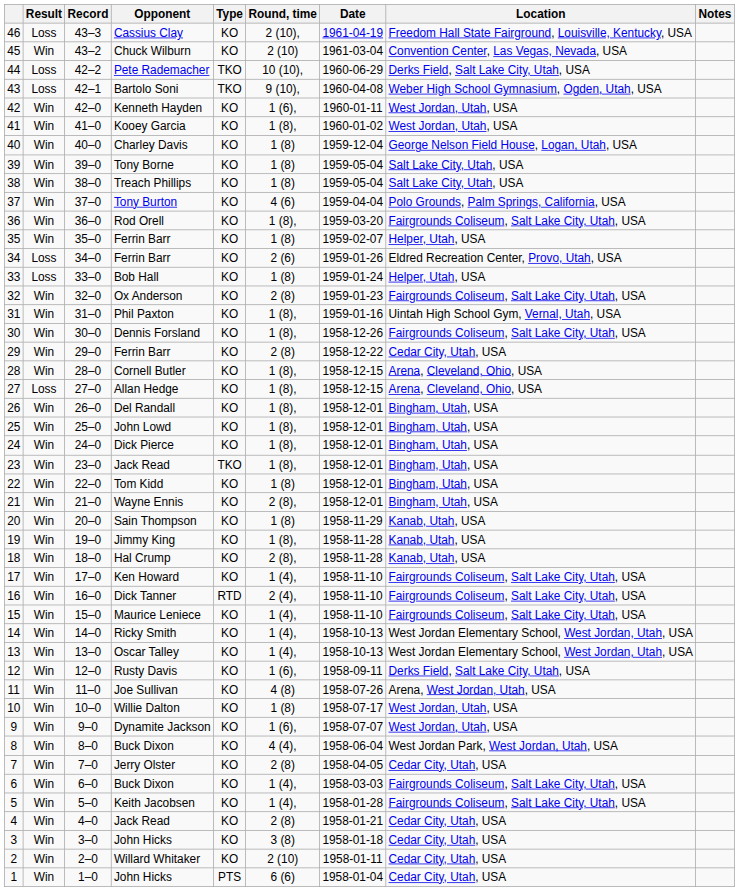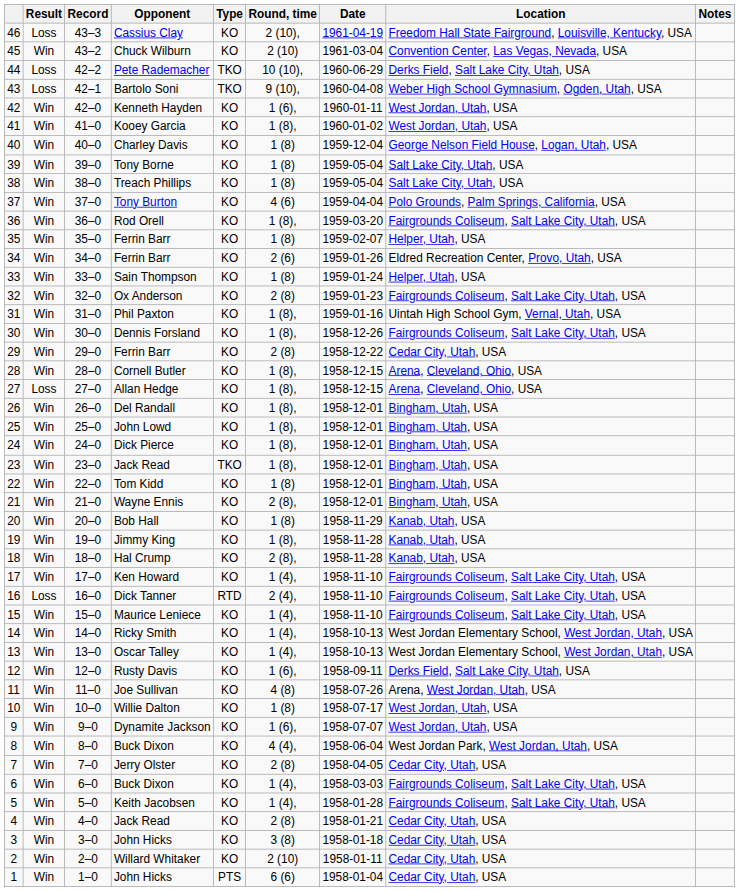(44, 258) Loss -> (44, 258) Win
(44, 277) Loss -> (44, 277) Win
(136, 277) Bob Hall -> (155, 277) Sain Thompson
(155, 521) Sain Thompson -> (136, 521) Bob Hall
(44, 596) Win -> (44, 596) Loss
